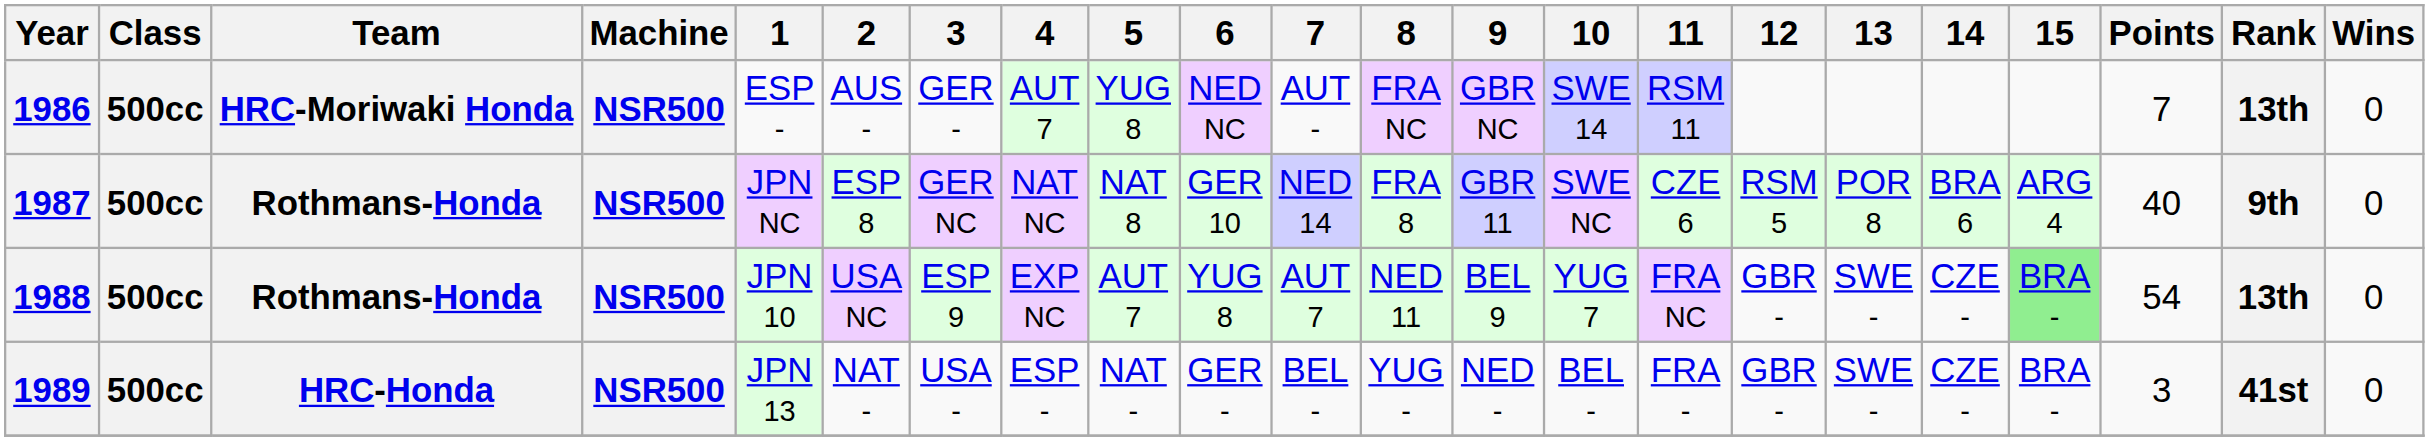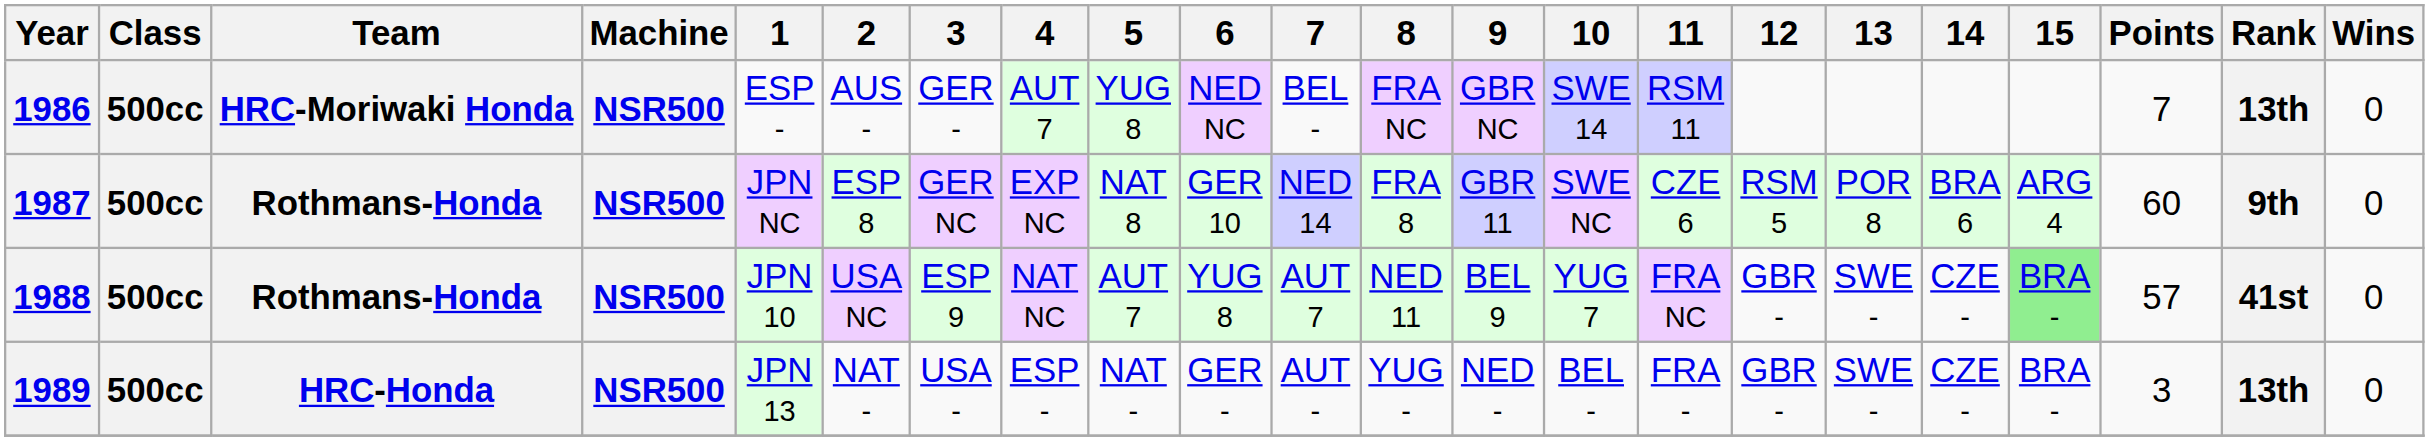(1315, 107) AUT - -> (1315, 107) BEL -
(1045, 201) NAT NC -> (1045, 201) EXP NC
(2162, 201) 40 -> (2162, 201) 60
(1045, 296) EXP NC -> (1045, 296) NAT NC
(2162, 296) 54 -> (2162, 296) 57
(2274, 296) 13th -> (2274, 296) 41st
(1315, 390) BEL - -> (1315, 390) AUT -
(2274, 390) 41st -> (2274, 390) 13th
